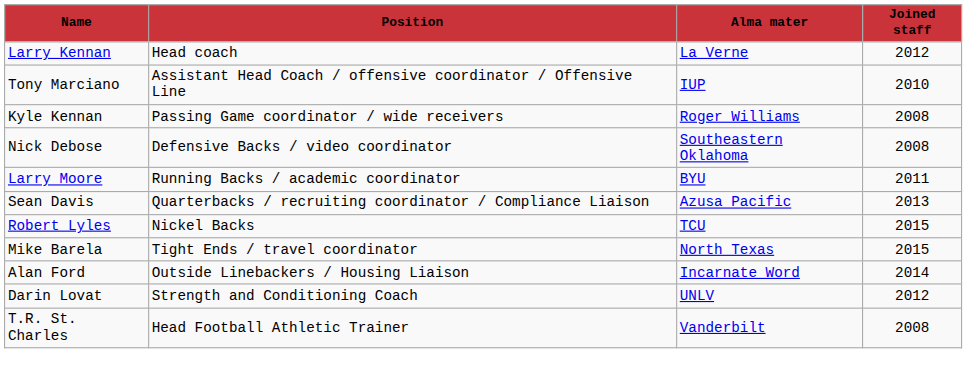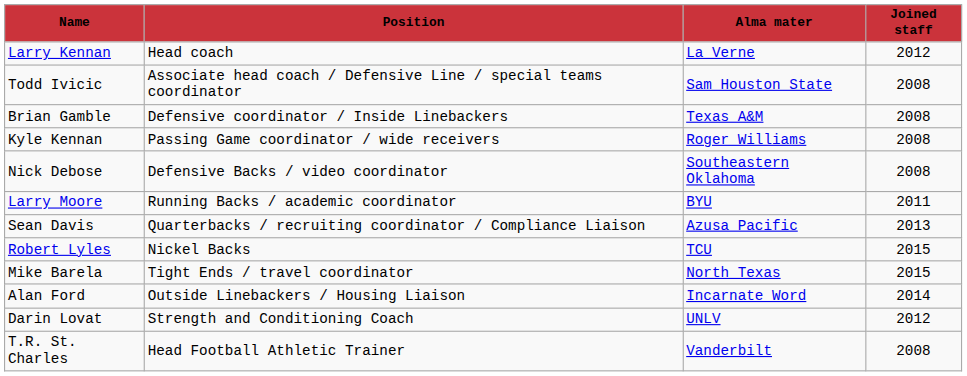+ row: (55, 85)
- row: (64, 85)
+ row: (59, 116)
